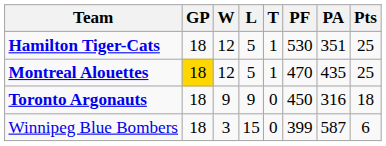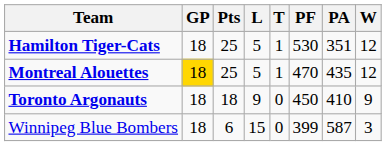columns swapped: (226, 18) <-> (365, 18)
(333, 99) 316 -> (339, 99) 410
